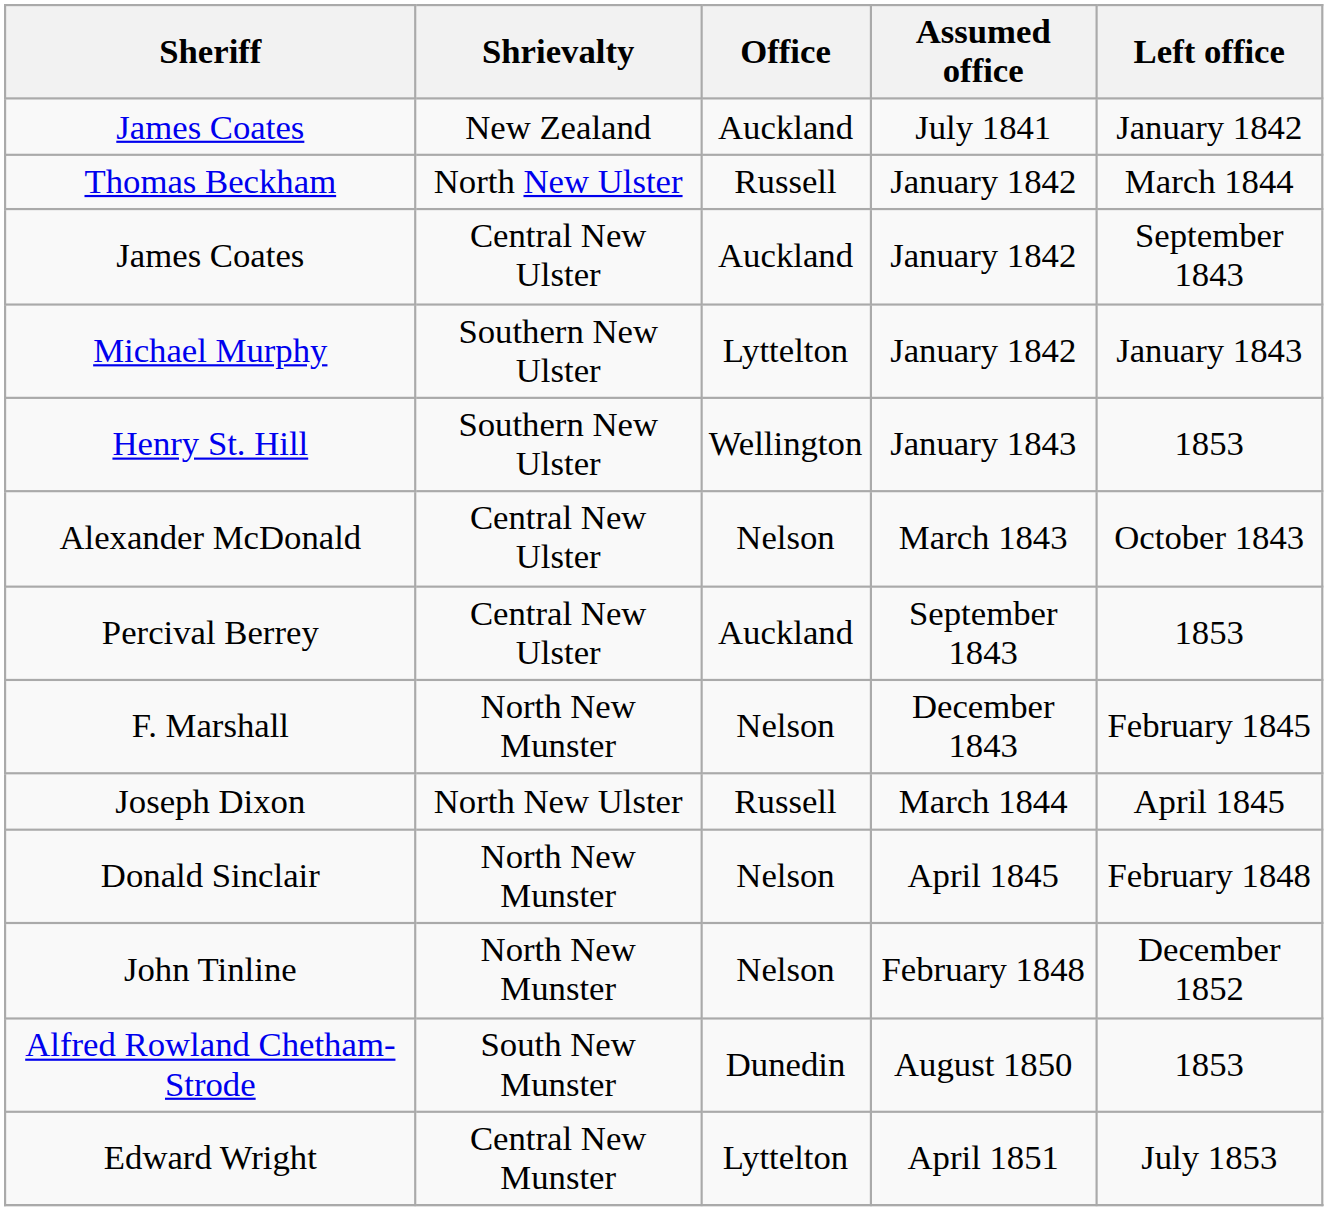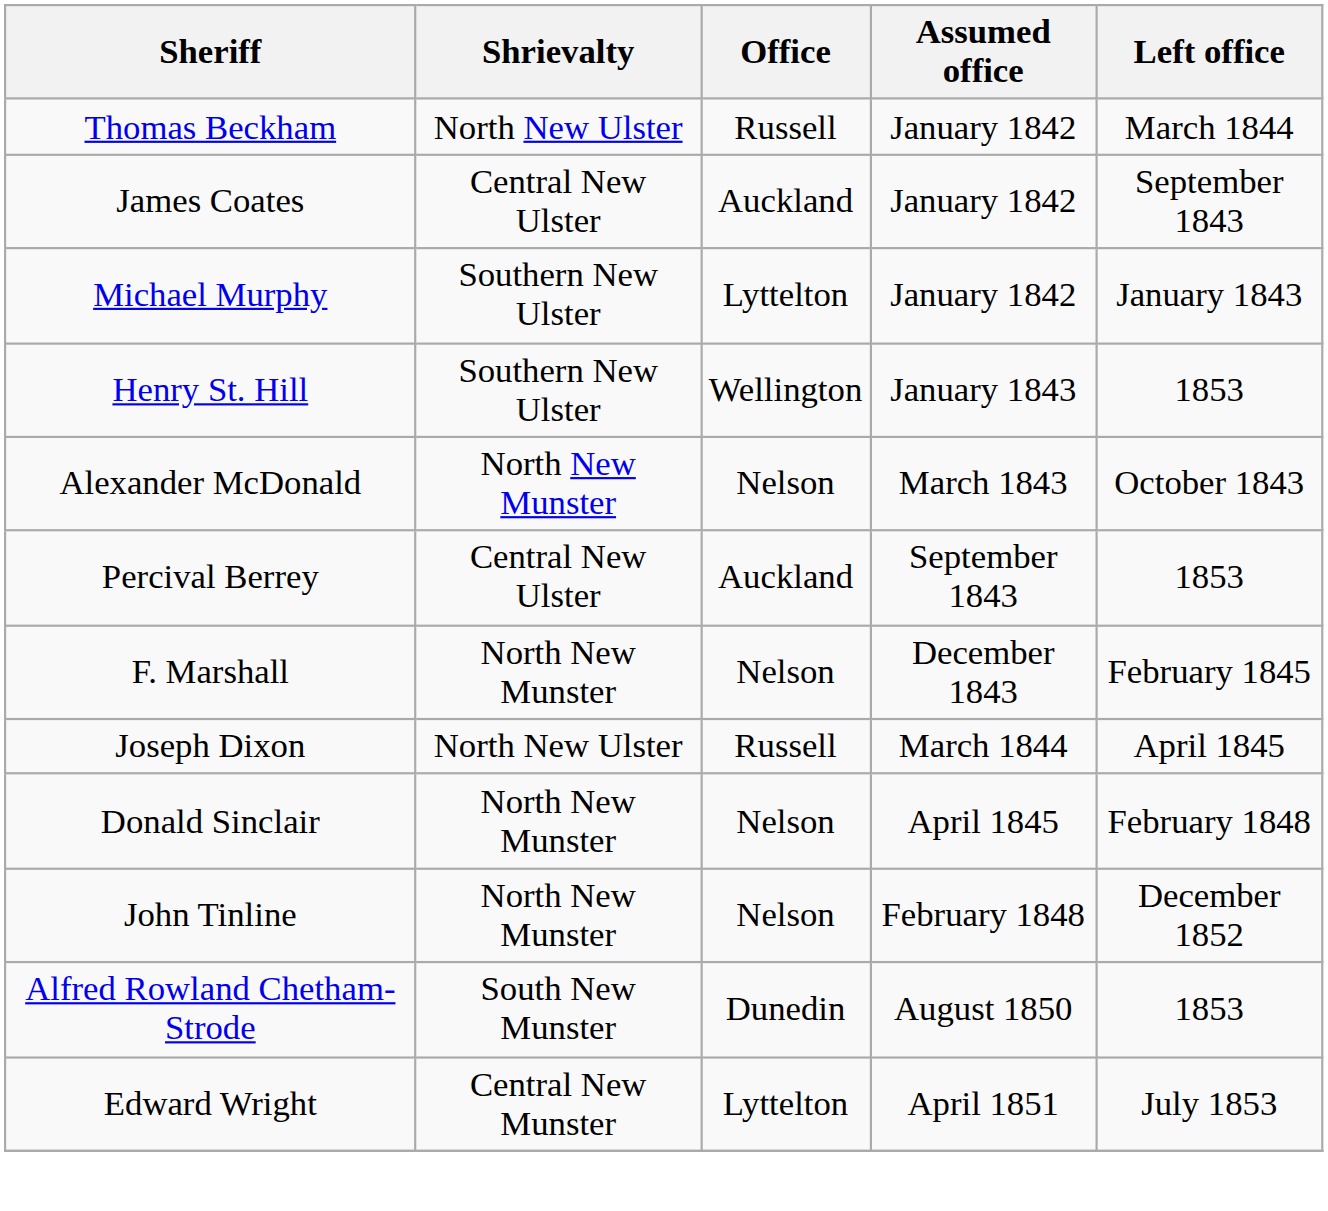- row: (210, 126)
(558, 538) Central New Ulster -> (558, 483) North New Munster
